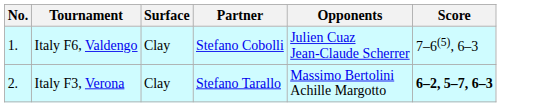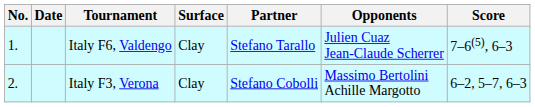+ column: (48, 15)
(240, 45) Stefano Cobolli -> (273, 45) Stefano Tarallo
(238, 83) Stefano Tarallo -> (274, 83) Stefano Cobolli
(454, 83) bold -> (489, 83) normal
